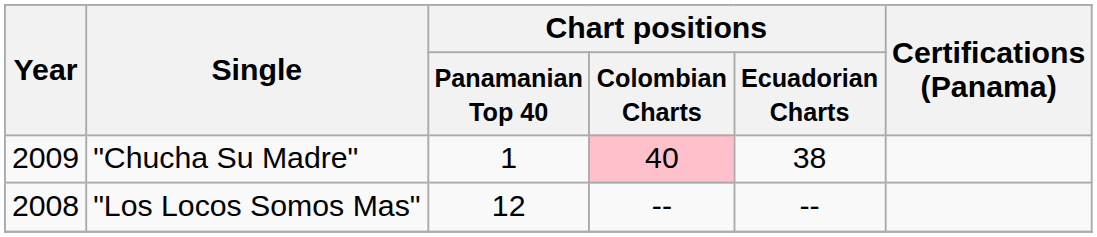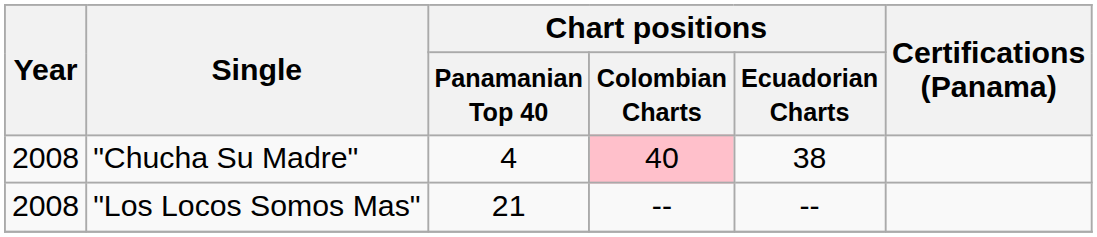(46, 158) 2009 -> (46, 158) 2008
(509, 158) 1 -> (509, 158) 4
(509, 206) 12 -> (509, 206) 21
